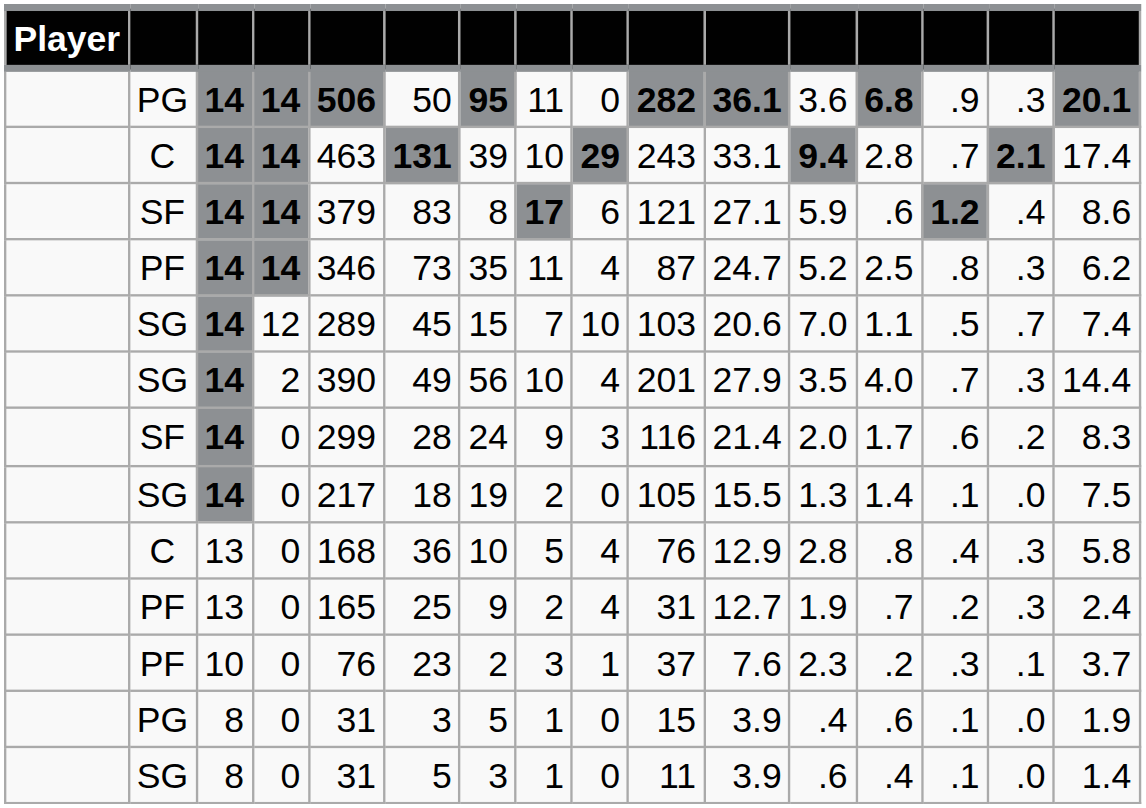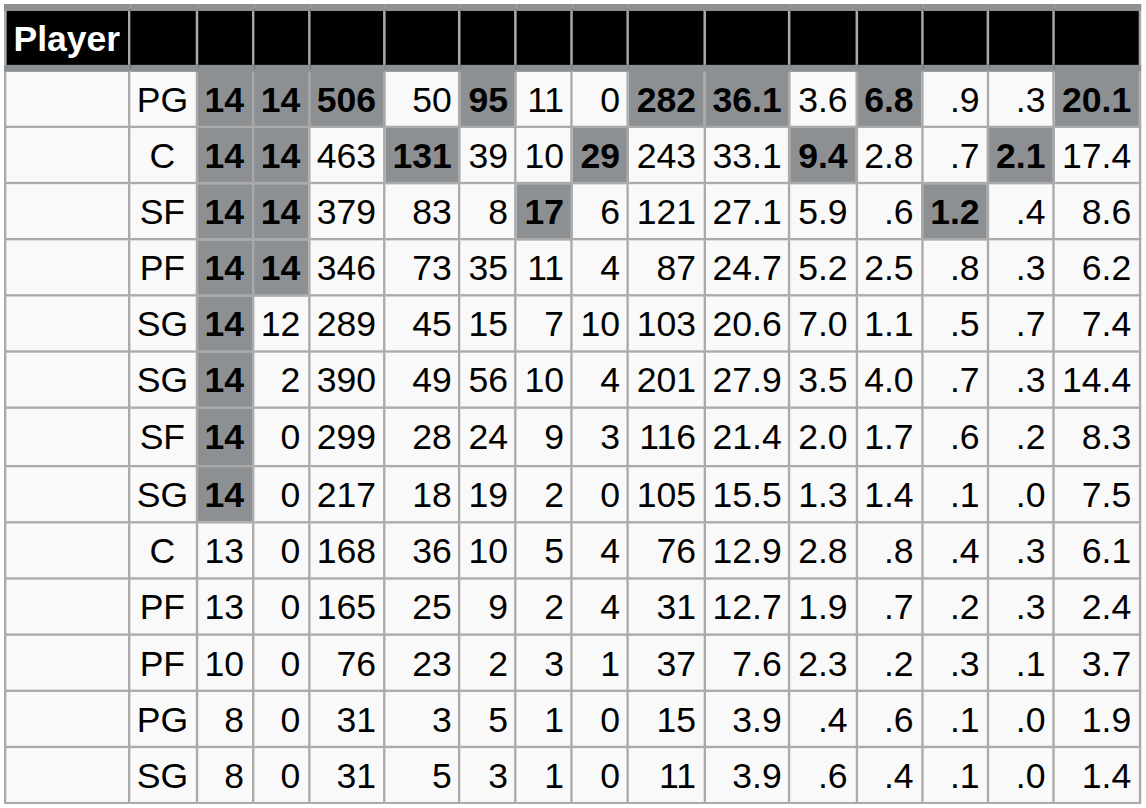(1107, 550) 5.8 -> (1107, 550) 6.1
